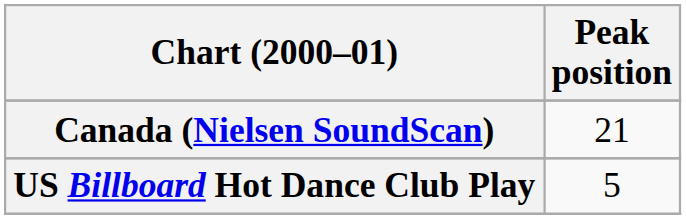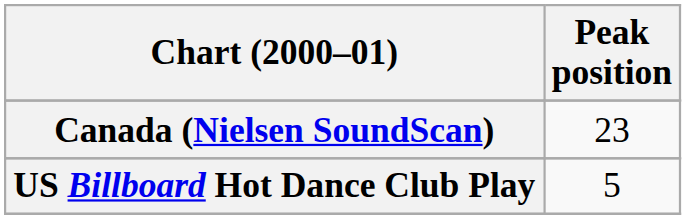(612, 128) 21 -> (612, 128) 23
